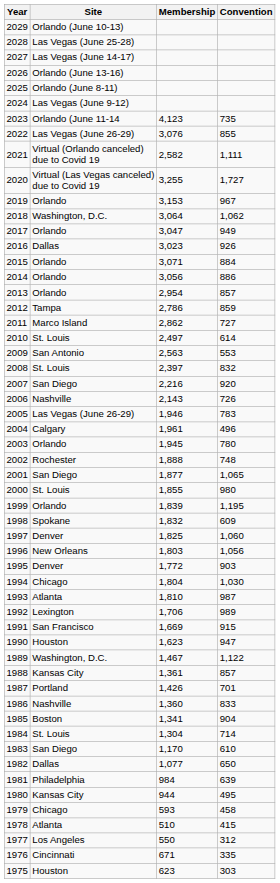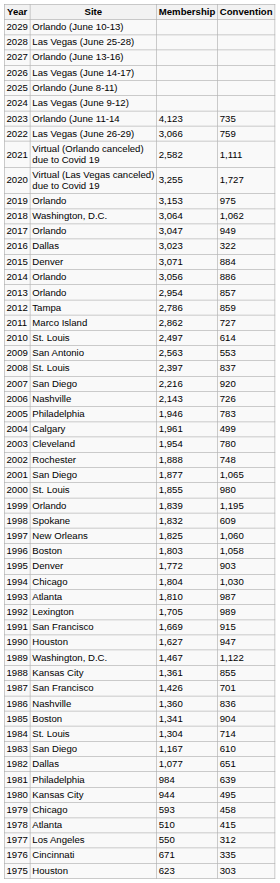(83, 57) Las Vegas (June 14-17) -> (78, 57) Orlando (June 13-16)
(78, 73) Orlando (June 13-16) -> (83, 73) Las Vegas (June 14-17)
(171, 133) 3,076 -> (171, 133) 3,066
(228, 133) 855 -> (228, 133) 759
(228, 201) 967 -> (228, 201) 975
(228, 246) 926 -> (228, 246) 322
(49, 262) Orlando -> (48, 262) Denver
(228, 368) 832 -> (228, 368) 837
(83, 414) Las Vegas (June 26-29) -> (58, 414) Philadelphia
(228, 429) 496 -> (228, 429) 499
(49, 444) Orlando -> (54, 444) Cleveland
(171, 444) 1,945 -> (171, 444) 1,954
(48, 536) Denver -> (60, 536) New Orleans
(60, 551) New Orleans -> (47, 551) Boston
(232, 551) 1,056 -> (232, 551) 1,058
(171, 612) 1,706 -> (171, 612) 1,705
(171, 642) 1,623 -> (171, 642) 1,627
(228, 673) 857 -> (228, 673) 855
(50, 688) Portland -> (63, 688) San Francisco
(228, 703) 833 -> (228, 703) 836
(171, 749) 1,170 -> (171, 749) 1,167
(228, 764) 650 -> (228, 764) 651
